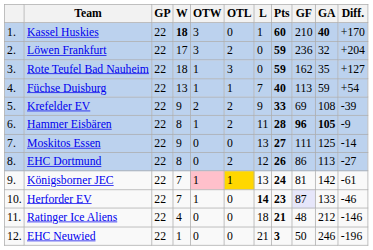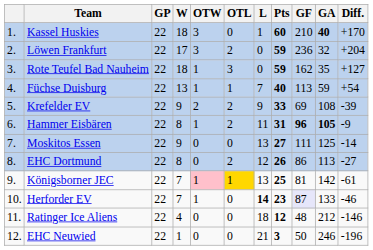(182, 32) bold -> (182, 32) normal
(280, 124) 28 -> (280, 124) 31
(280, 180) 24 -> (280, 180) 25
(280, 217) 21 -> (280, 217) 12
